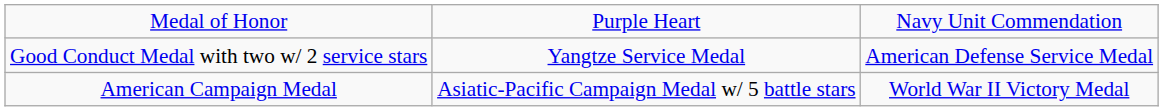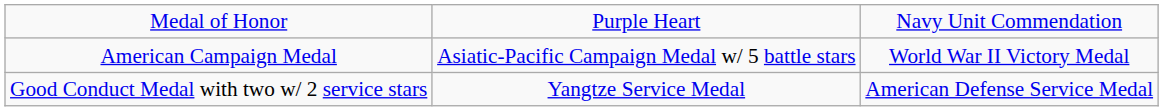rows swapped: (219, 55) <-> (219, 88)
